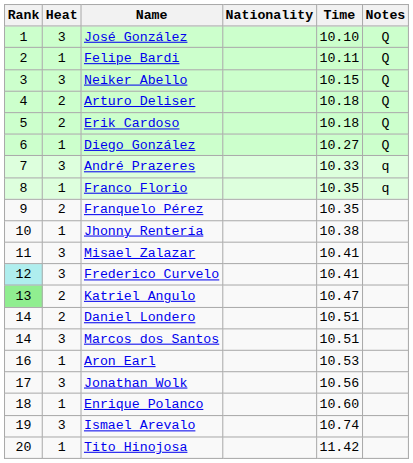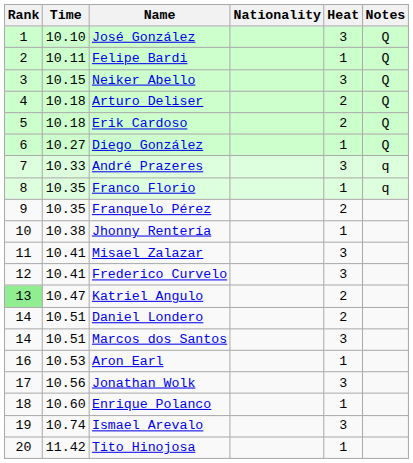columns swapped: (62, 15) <-> (339, 15)
(24, 275) paleturquoise background -> (24, 275) no background
